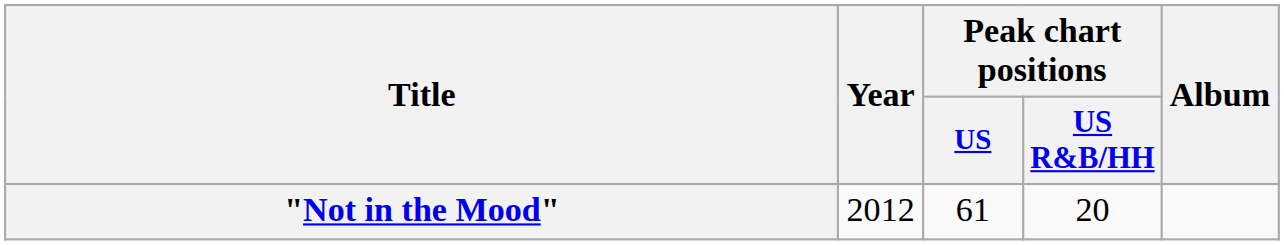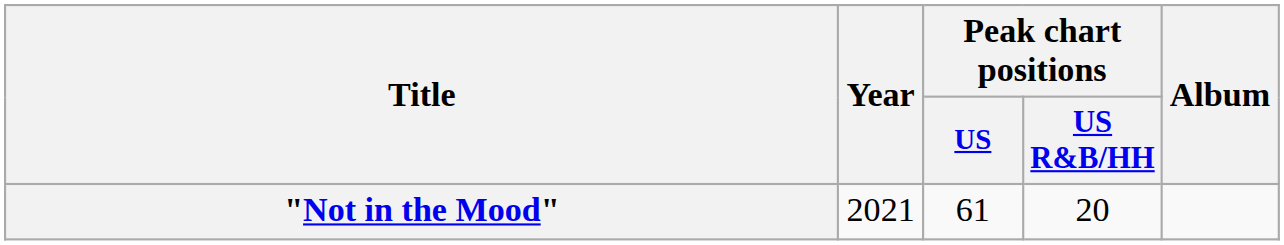(881, 210) 2012 -> (881, 210) 2021
